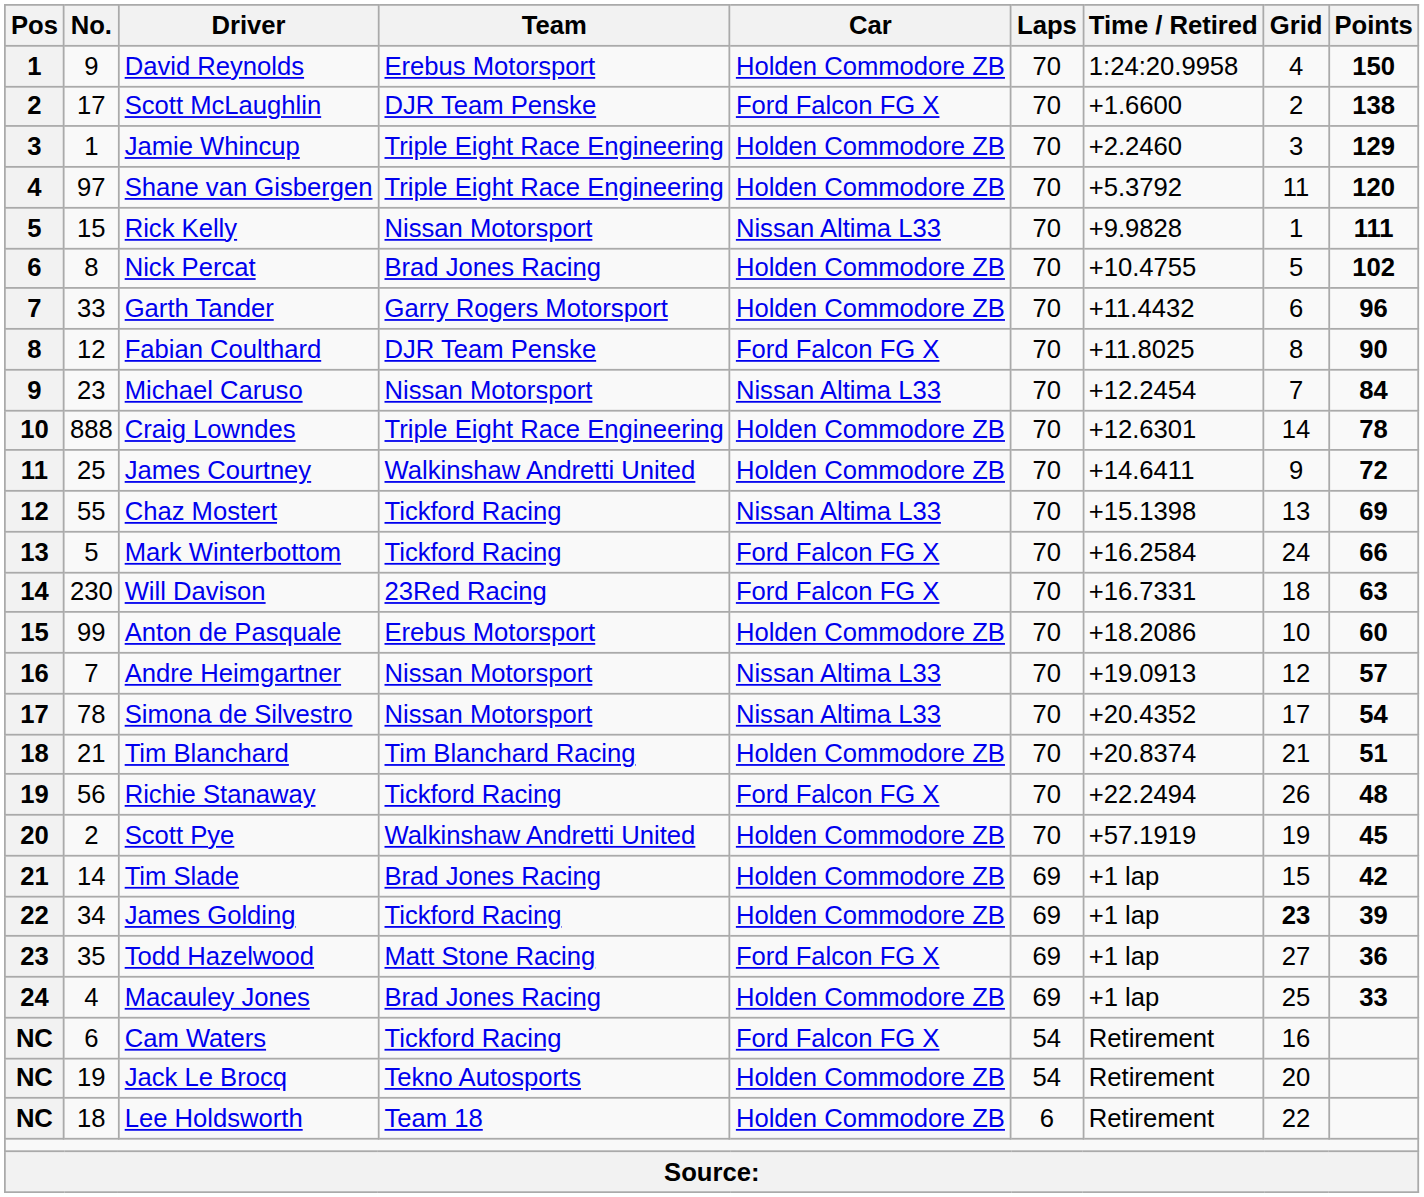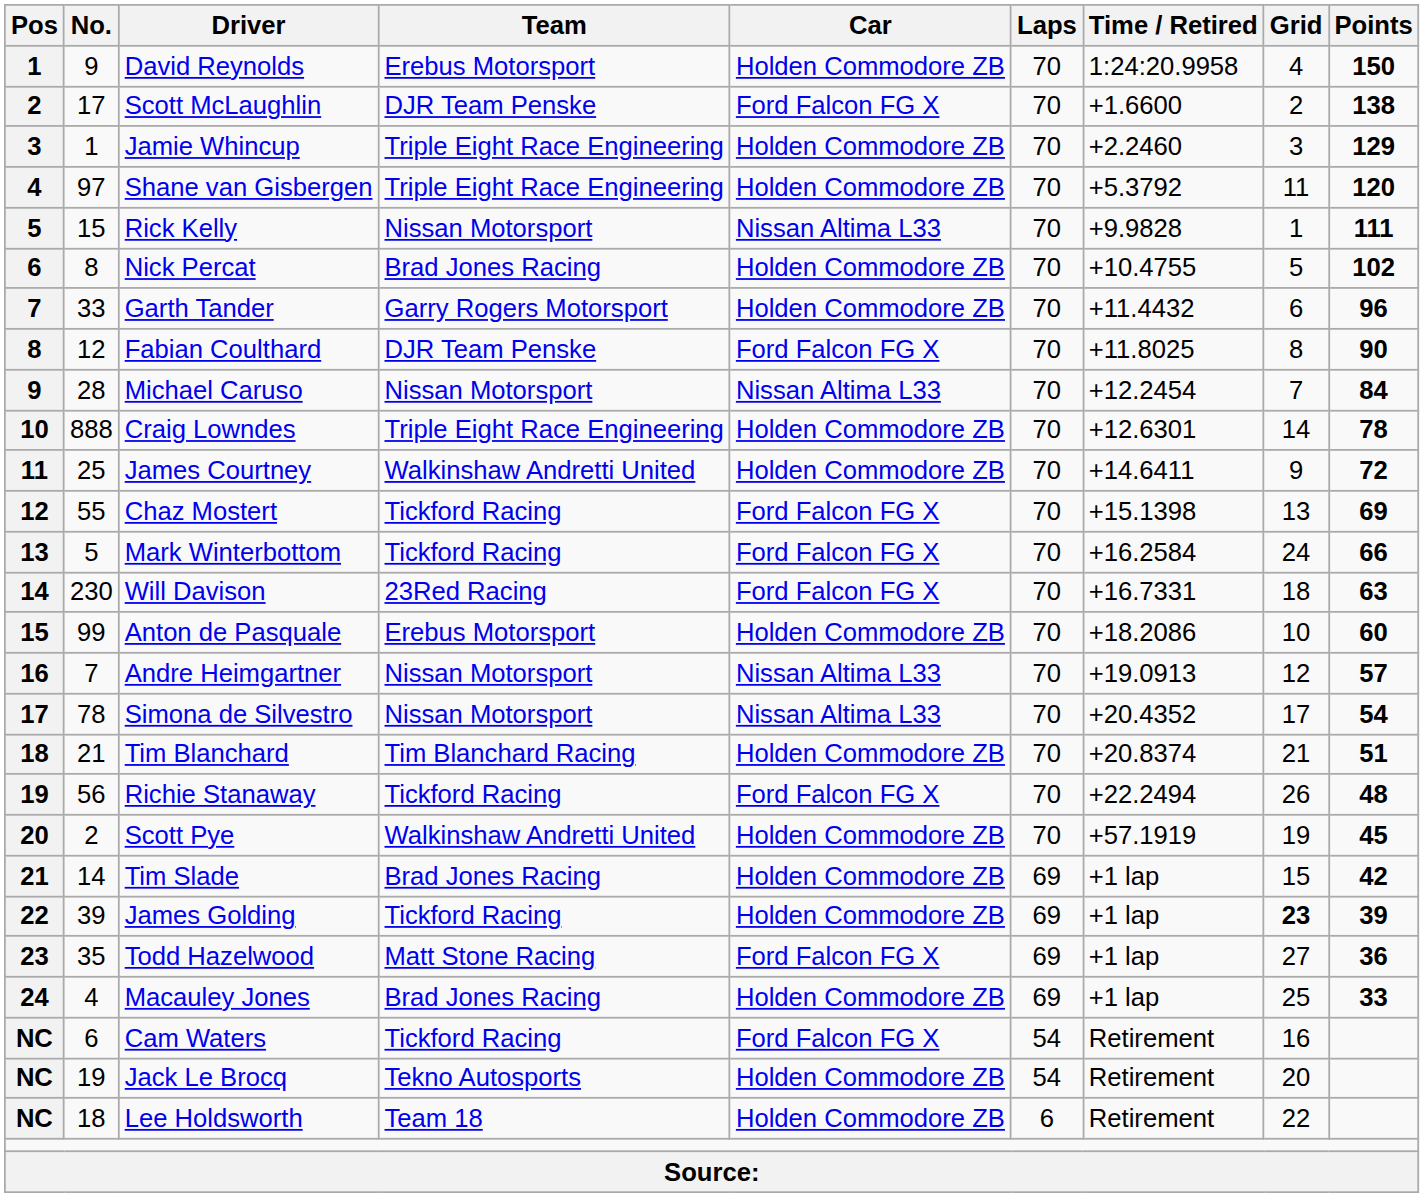(91, 390) 23 -> (91, 390) 28
(838, 511) Nissan Altima L33 -> (838, 511) Ford Falcon FG X
(91, 916) 34 -> (91, 916) 39
